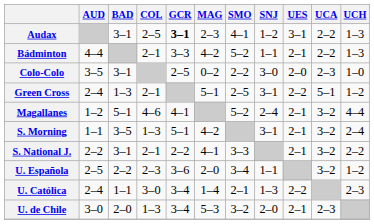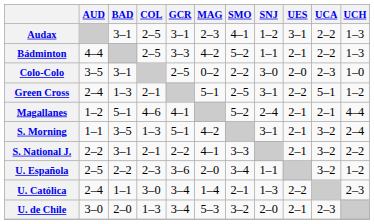(180, 33) bold -> (180, 33) normal
(151, 53) 2–1 -> (151, 53) 2–5
(326, 111) 3–2 -> (326, 111) 2–1
